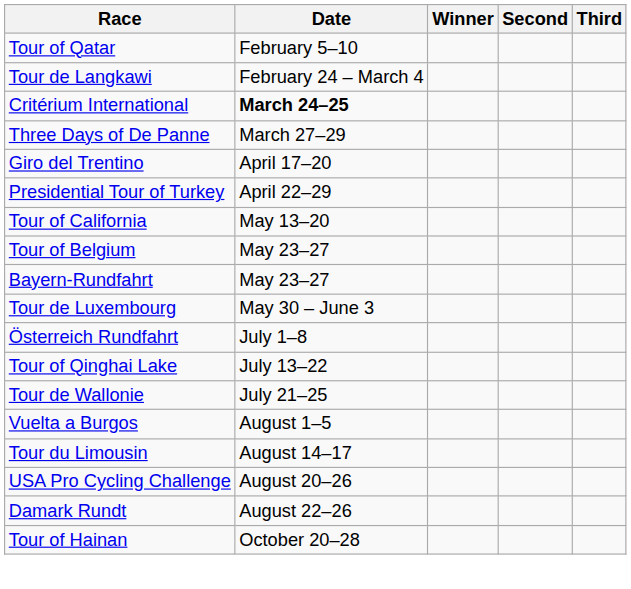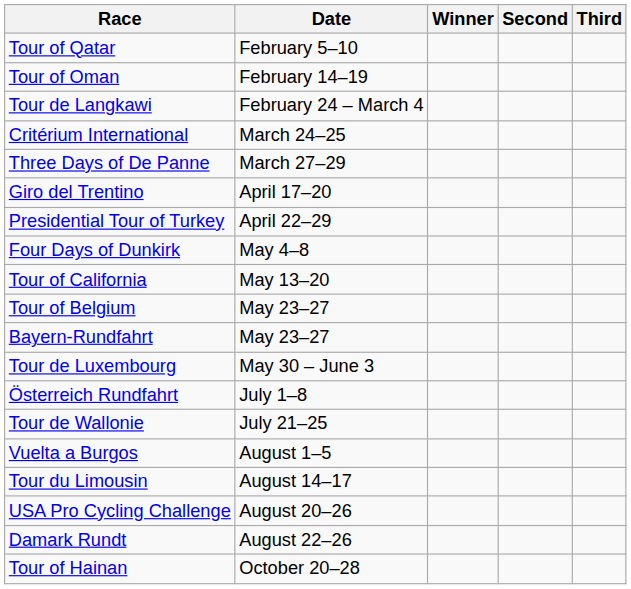+ row: (64, 76)
(294, 105) bold -> (292, 134) normal
+ row: (94, 250)
- row: (93, 366)
